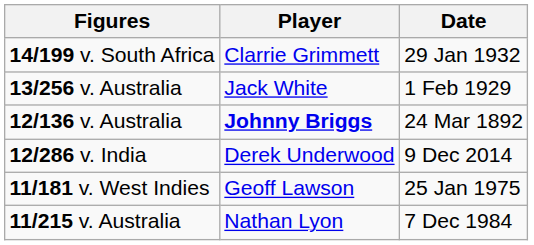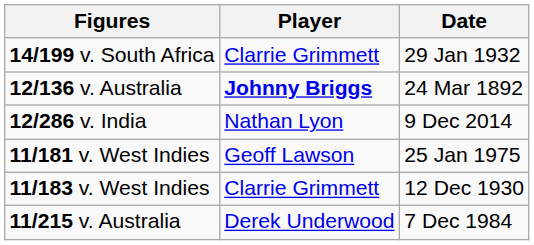- row: (96, 88)
(309, 155) Derek Underwood -> (284, 121) Nathan Lyon
+ row: (110, 188)
(284, 222) Nathan Lyon -> (309, 222) Derek Underwood
